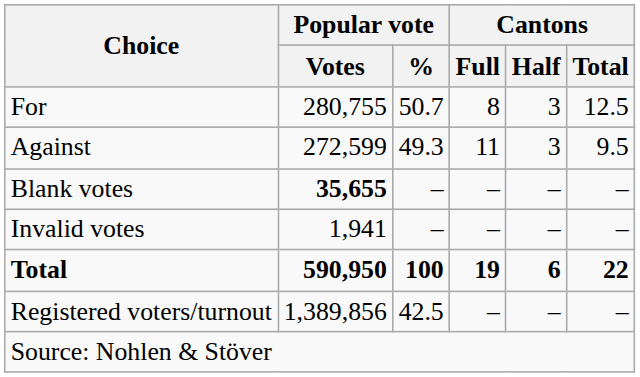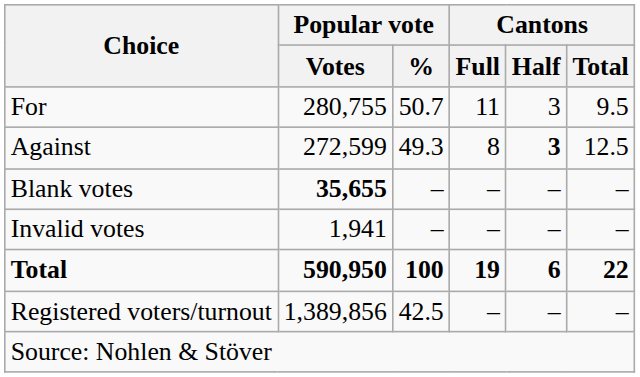(494, 106) 8 -> (488, 106) 11
(606, 106) 12.5 -> (613, 106) 9.5
(488, 147) 11 -> (494, 147) 8
(554, 147) normal -> (554, 147) bold
(613, 147) 9.5 -> (606, 147) 12.5
